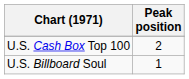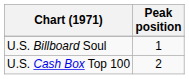rows swapped: (57, 64) <-> (69, 45)
